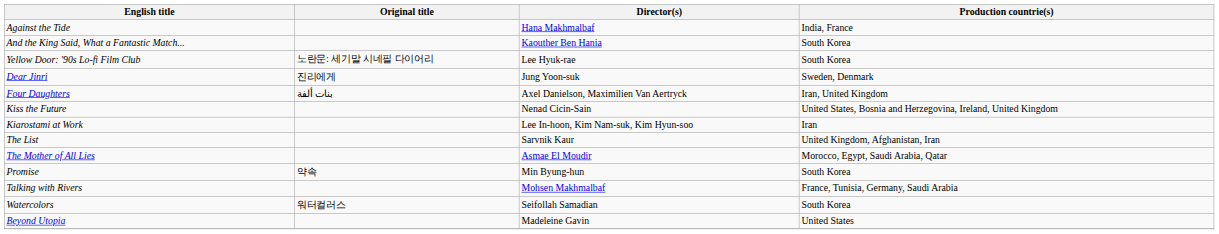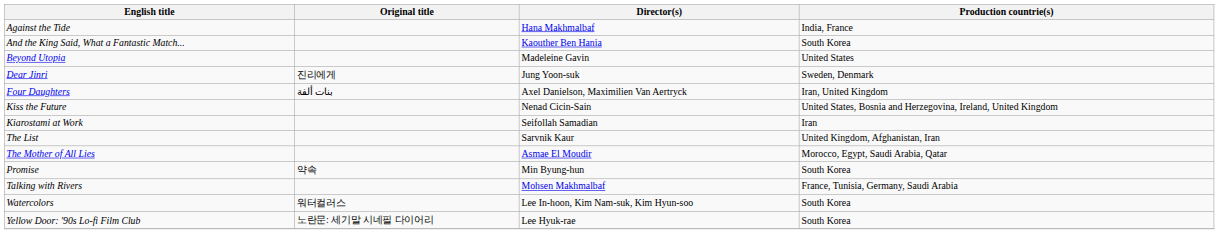rows swapped: (36, 221) <-> (73, 59)
(607, 124) Lee In-hoon, Kim Nam-suk, Kim Hyun-soo -> (560, 123) Seifollah Samadian
(560, 204) Seifollah Samadian -> (607, 203) Lee In-hoon, Kim Nam-suk, Kim Hyun-soo
